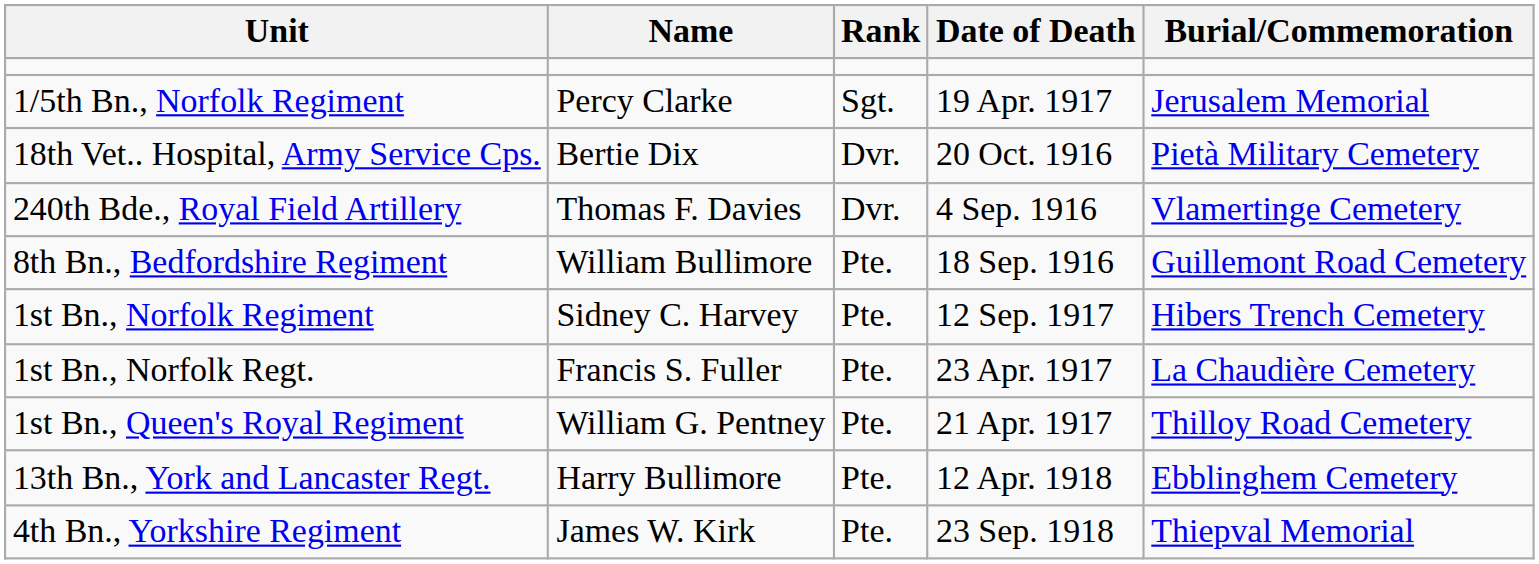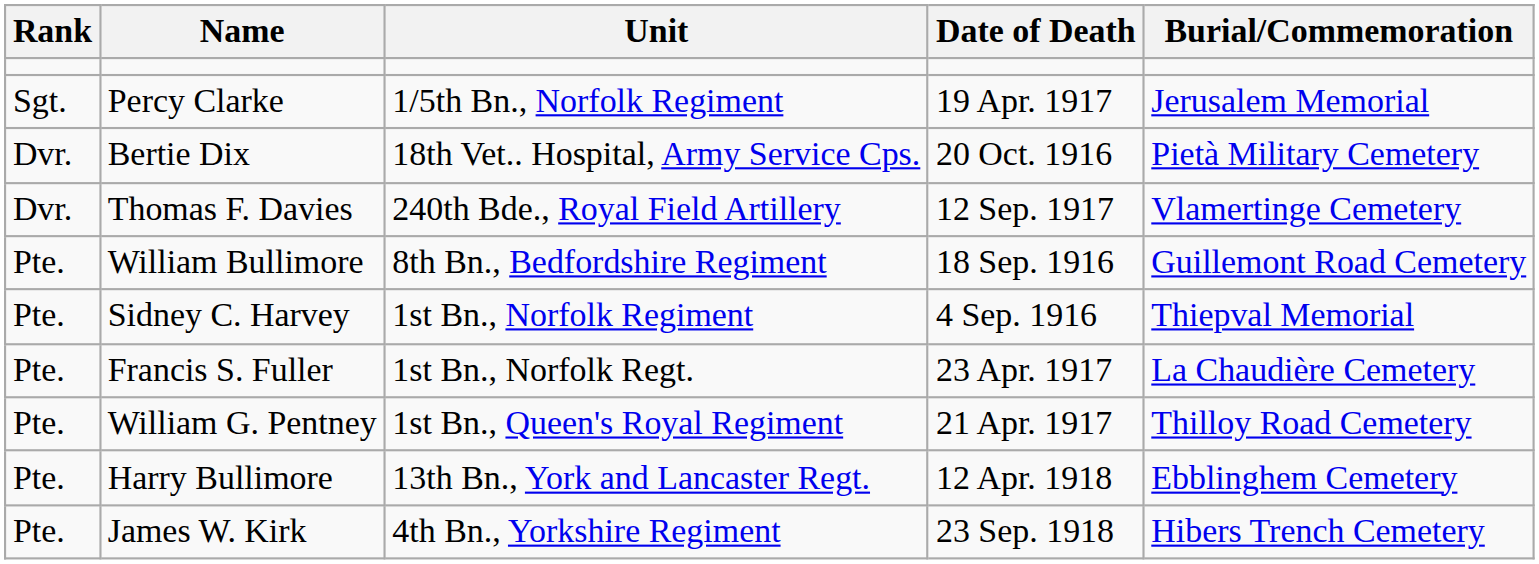columns swapped: (881, 31) <-> (277, 31)
(1016, 208) 4 Sep. 1916 -> (1025, 208) 12 Sep. 1917
(1025, 316) 12 Sep. 1917 -> (1016, 316) 4 Sep. 1916
(1318, 316) Hibers Trench Cemetery -> (1283, 316) Thiepval Memorial
(1283, 531) Thiepval Memorial -> (1318, 531) Hibers Trench Cemetery
